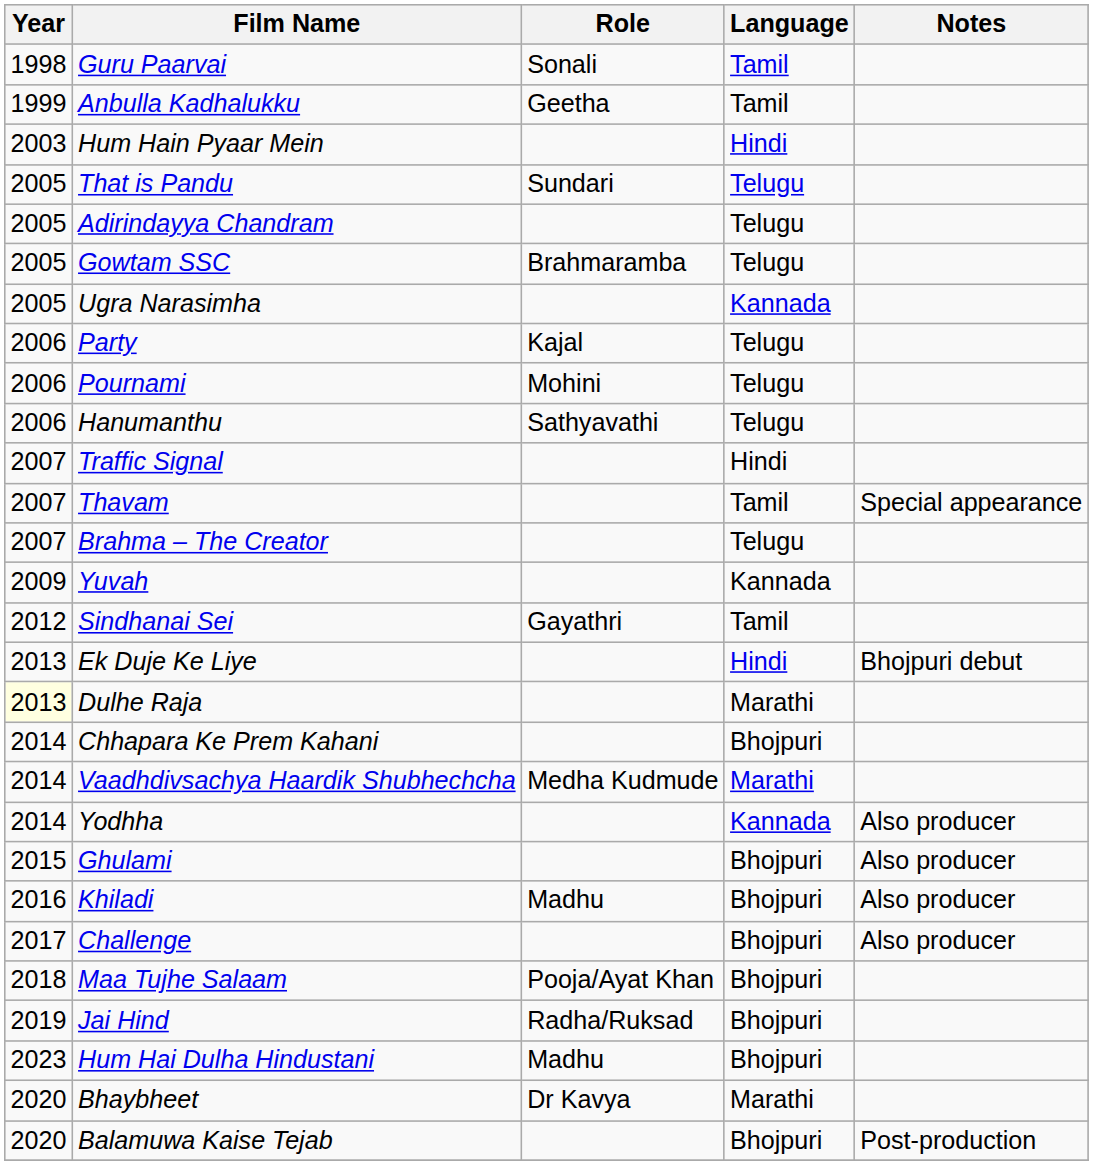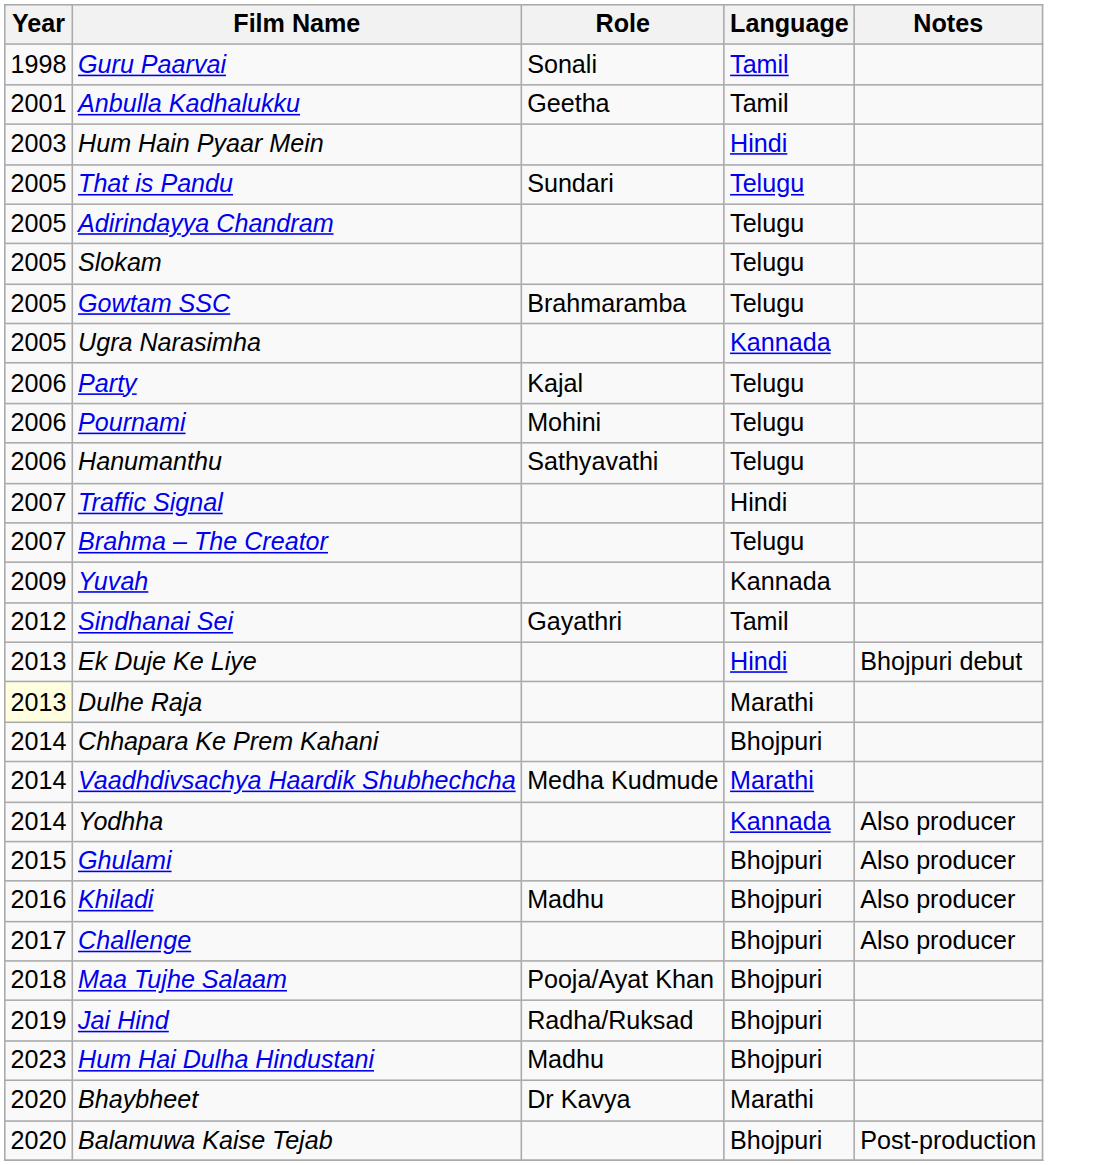(39, 104) 1999 -> (39, 104) 2001
+ row: (120, 263)
- row: (123, 502)
